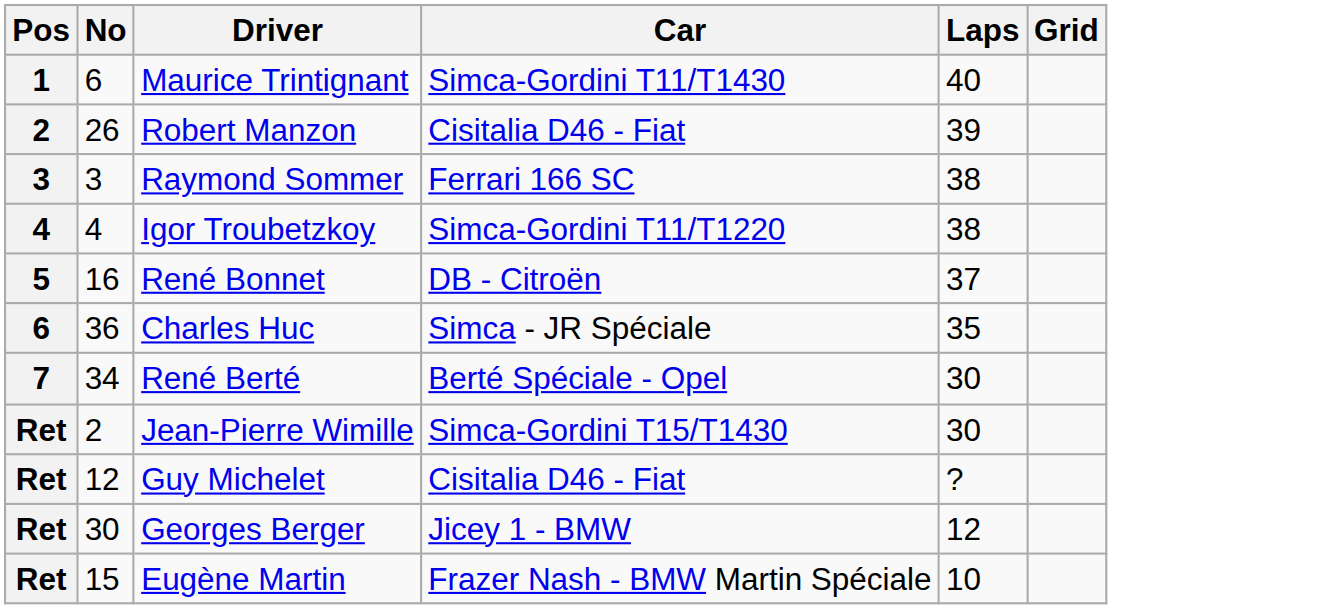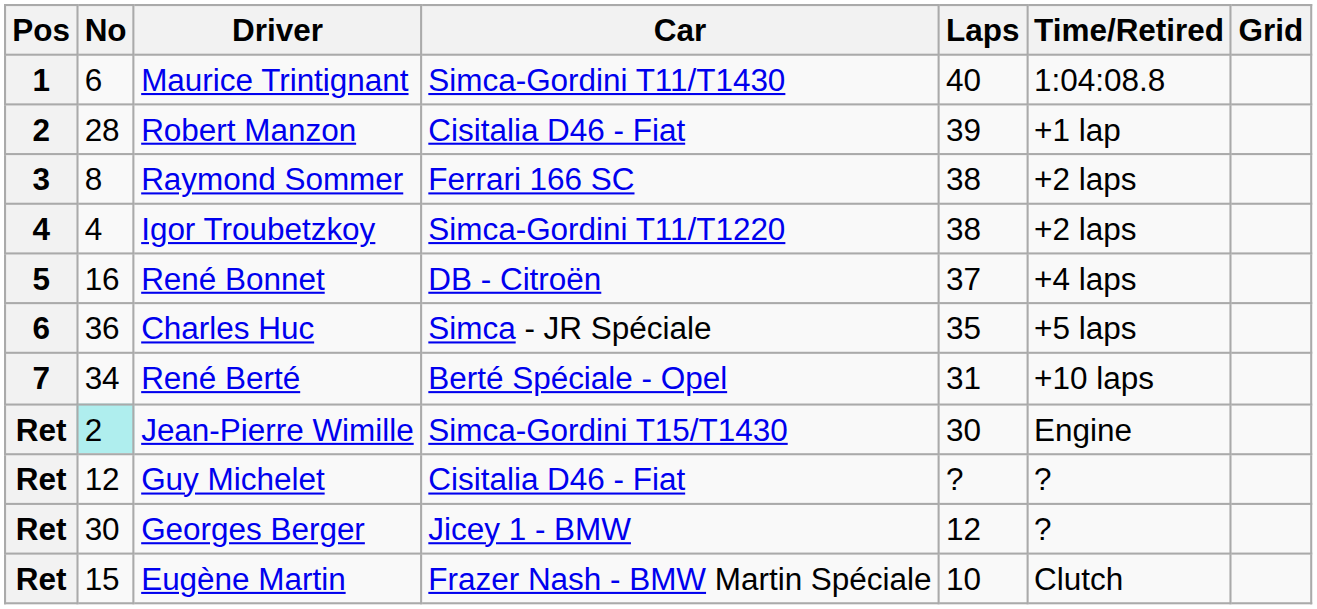+ column: (1129, 30)
(102, 130) 26 -> (102, 130) 28
(93, 180) 3 -> (93, 180) 8
(964, 379) 30 -> (964, 379) 31
(93, 429) no background -> (93, 429) paleturquoise background
